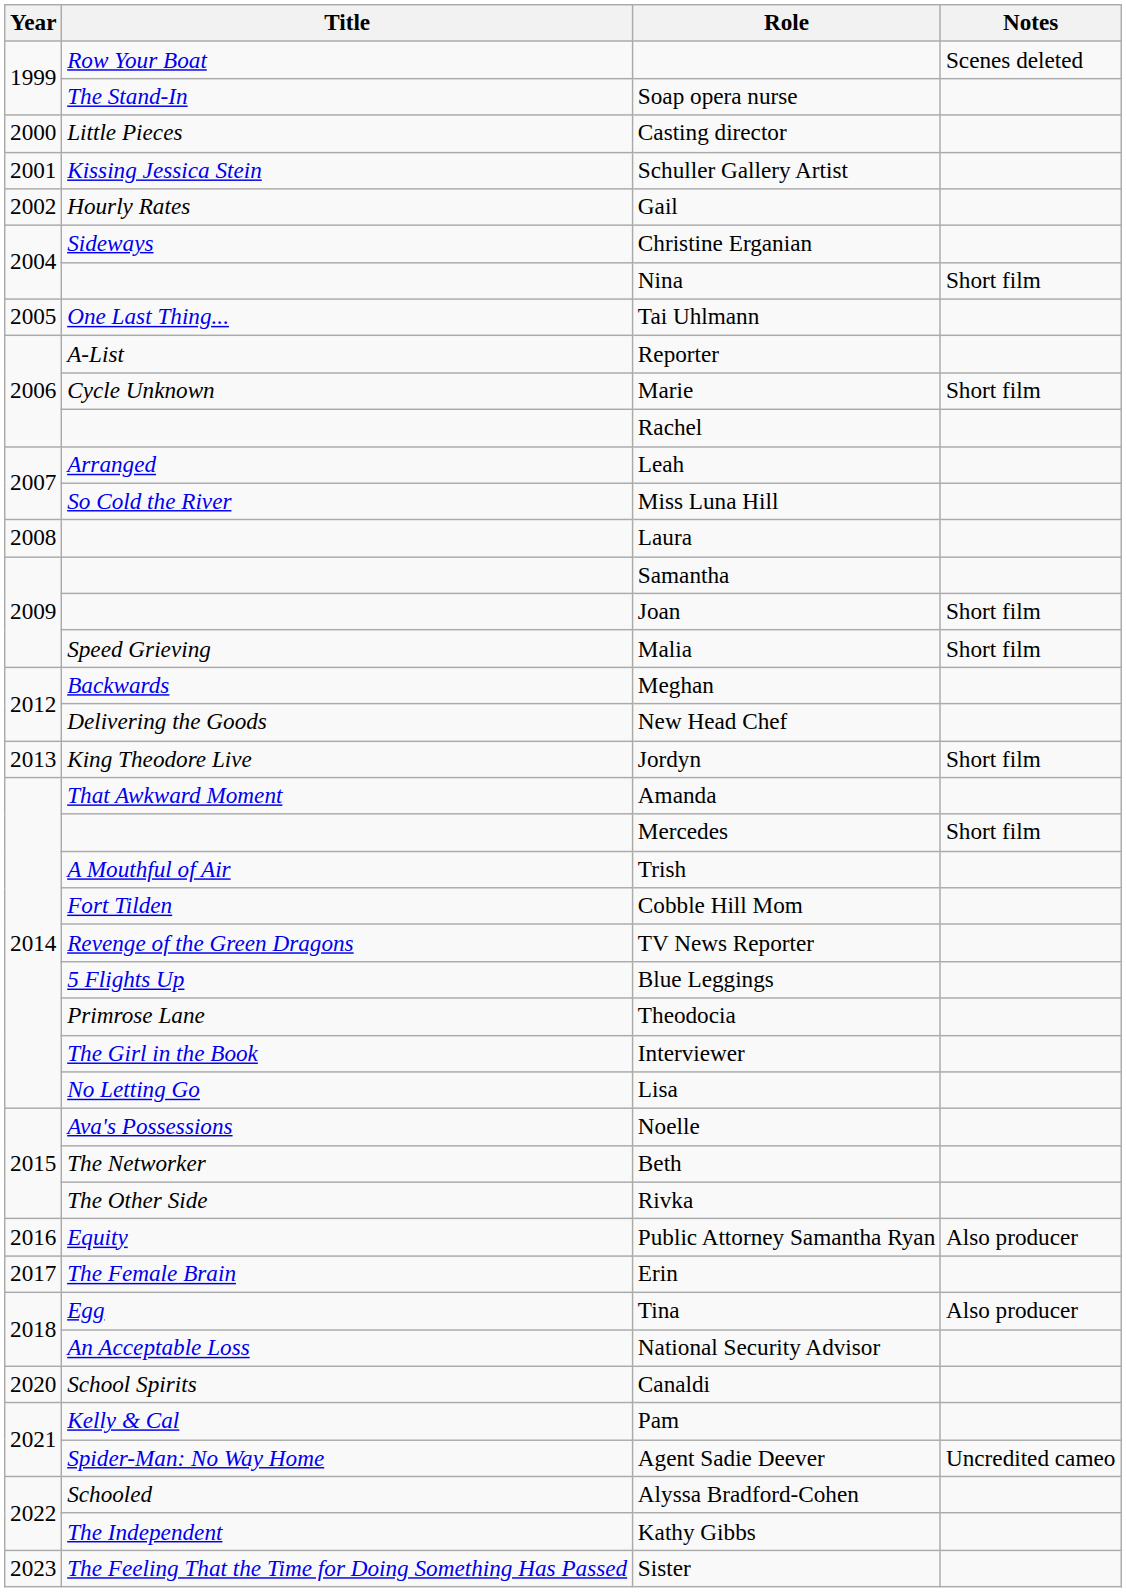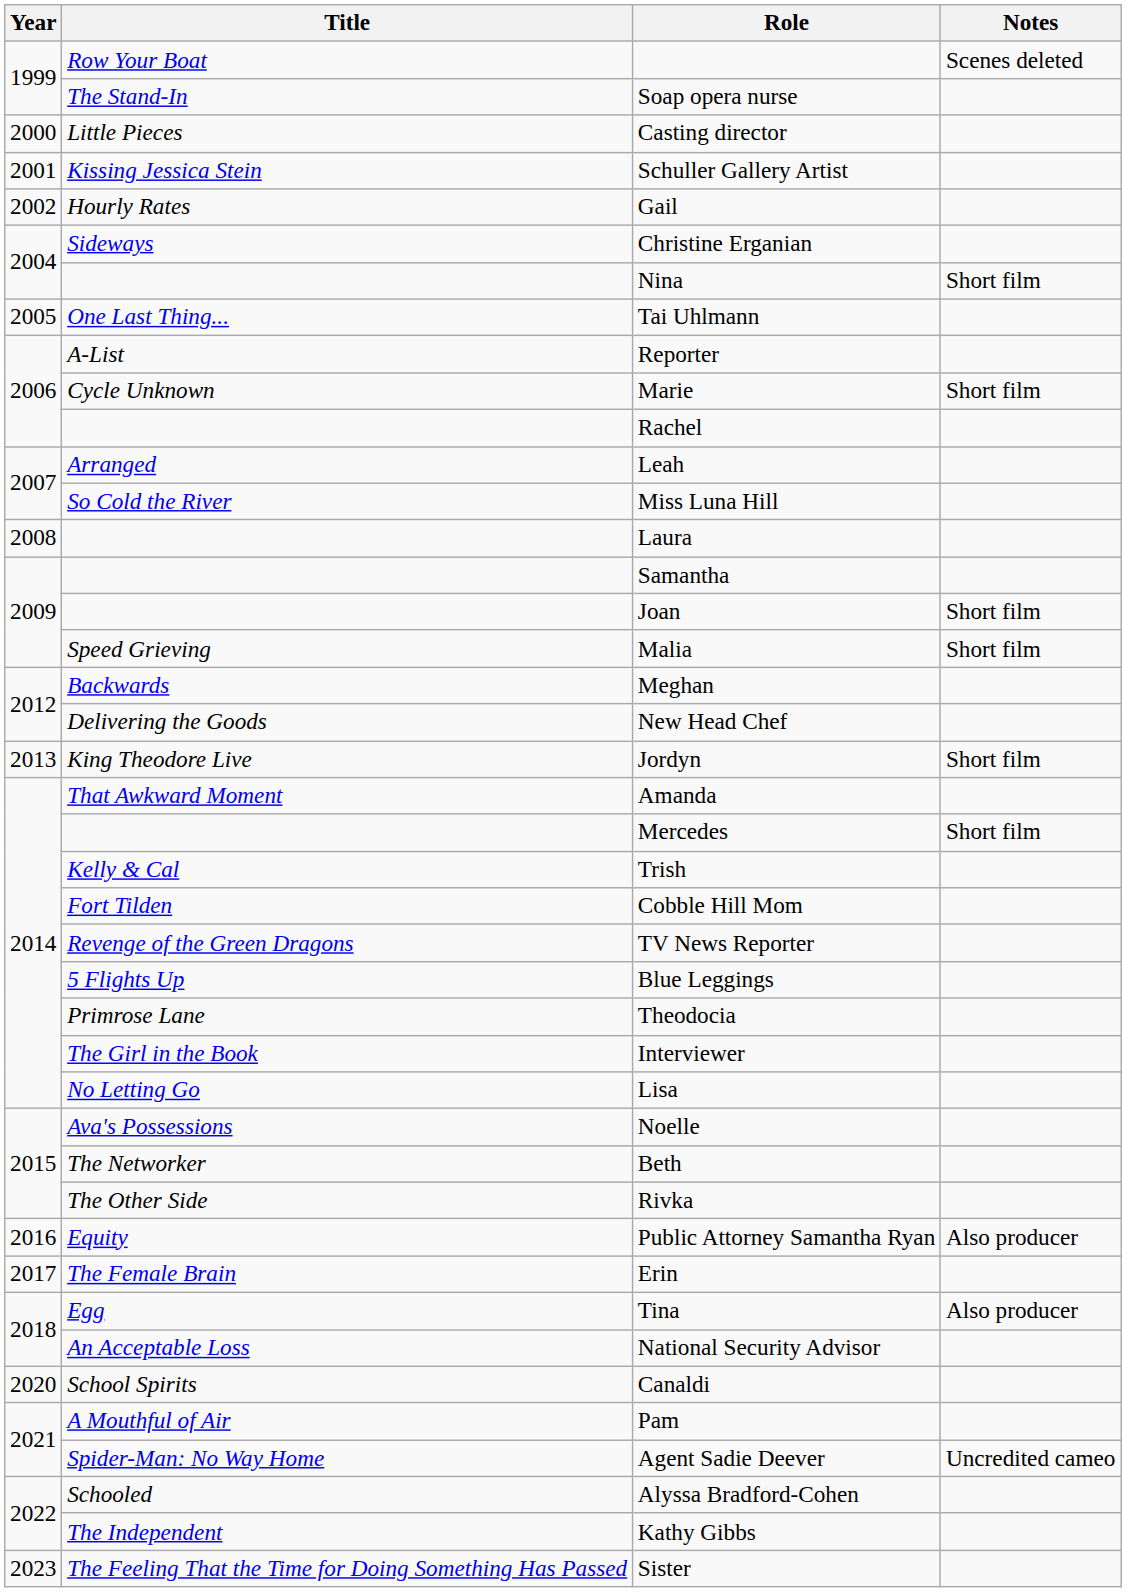(149, 869) A Mouthful of Air -> (123, 869) Kelly & Cal
(123, 1421) Kelly & Cal -> (149, 1421) A Mouthful of Air
